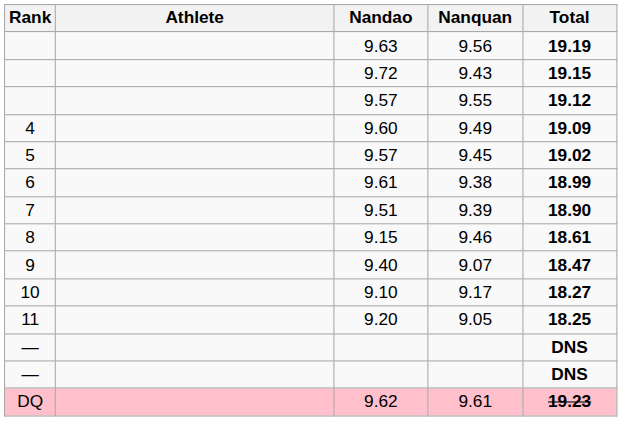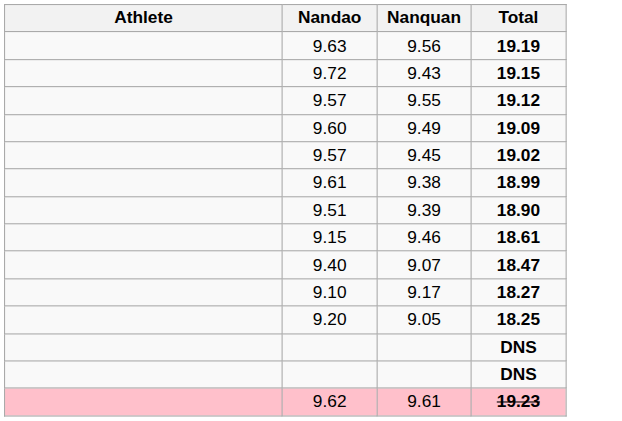- column: (30, 18)
